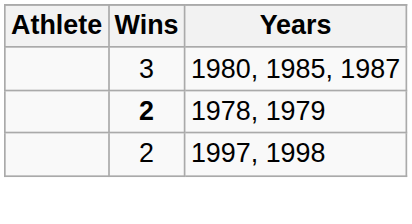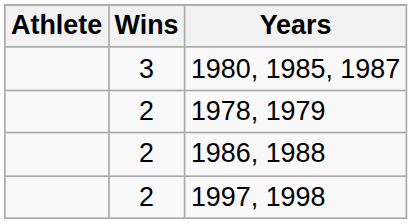(147, 111) bold -> (147, 111) normal
+ row: (258, 153)
